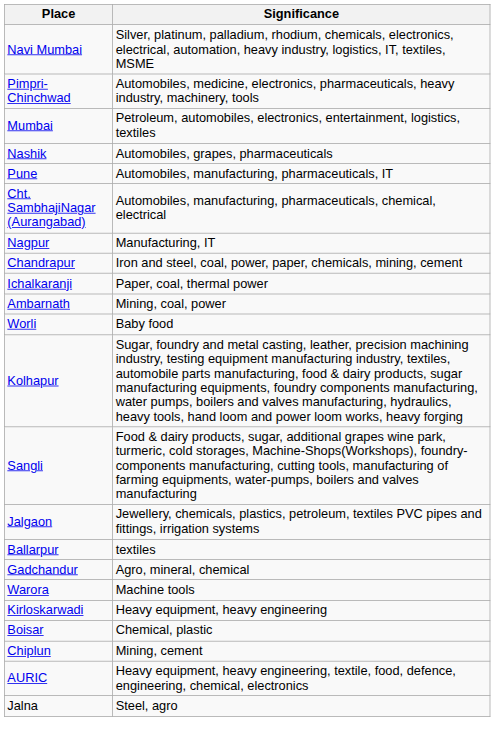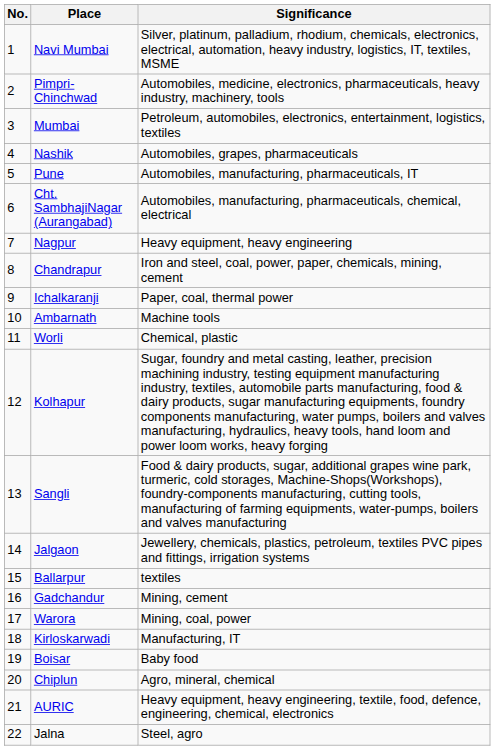+ column: (18, 14)
(165, 243) Manufacturing, IT -> (246, 243) Heavy equipment, heavy engineering
(171, 304) Mining, coal, power -> (180, 318) Machine tools
(145, 324) Baby food -> (189, 338) Chemical, plastic
(183, 569) Agro, mineral, chemical -> (184, 598) Mining, cement
(155, 590) Machine tools -> (196, 618) Mining, coal, power
(221, 610) Heavy equipment, heavy engineering -> (191, 639) Manufacturing, IT
(164, 630) Chemical, plastic -> (170, 659) Baby food
(159, 651) Mining, cement -> (208, 679) Agro, mineral, chemical
